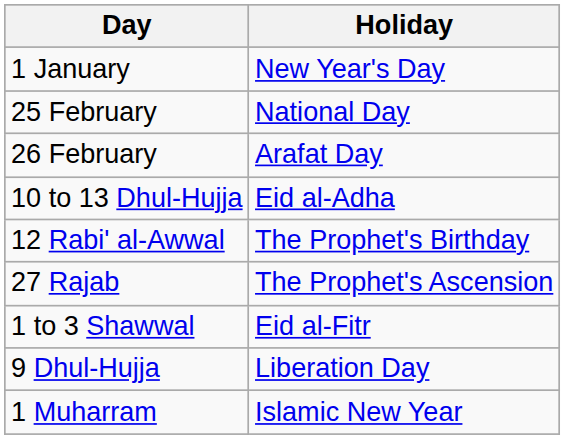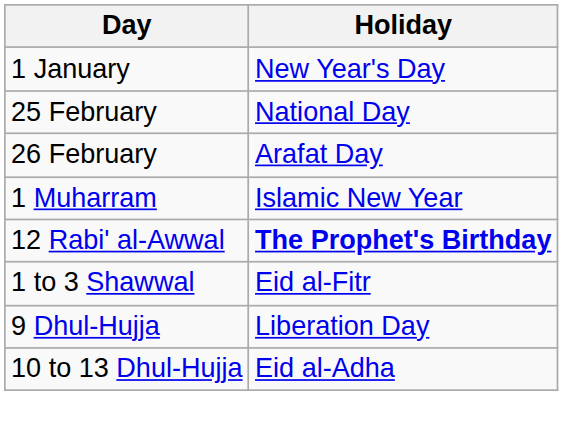rows swapped: (84, 411) <-> (127, 197)
(392, 240) normal -> (403, 240) bold
- row: (65, 283)
